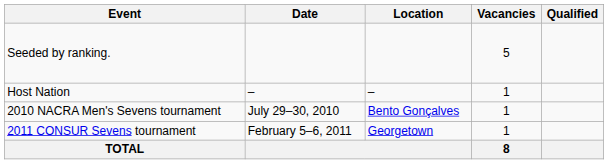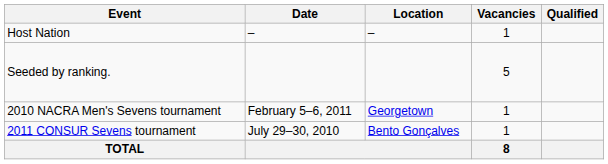rows swapped: (38, 92) <-> (59, 53)
(293, 111) July 29–30, 2010 -> (300, 111) February 5–6, 2011
(414, 111) Bento Gonçalves -> (400, 111) Georgetown
(300, 130) February 5–6, 2011 -> (293, 130) July 29–30, 2010
(400, 130) Georgetown -> (414, 130) Bento Gonçalves
